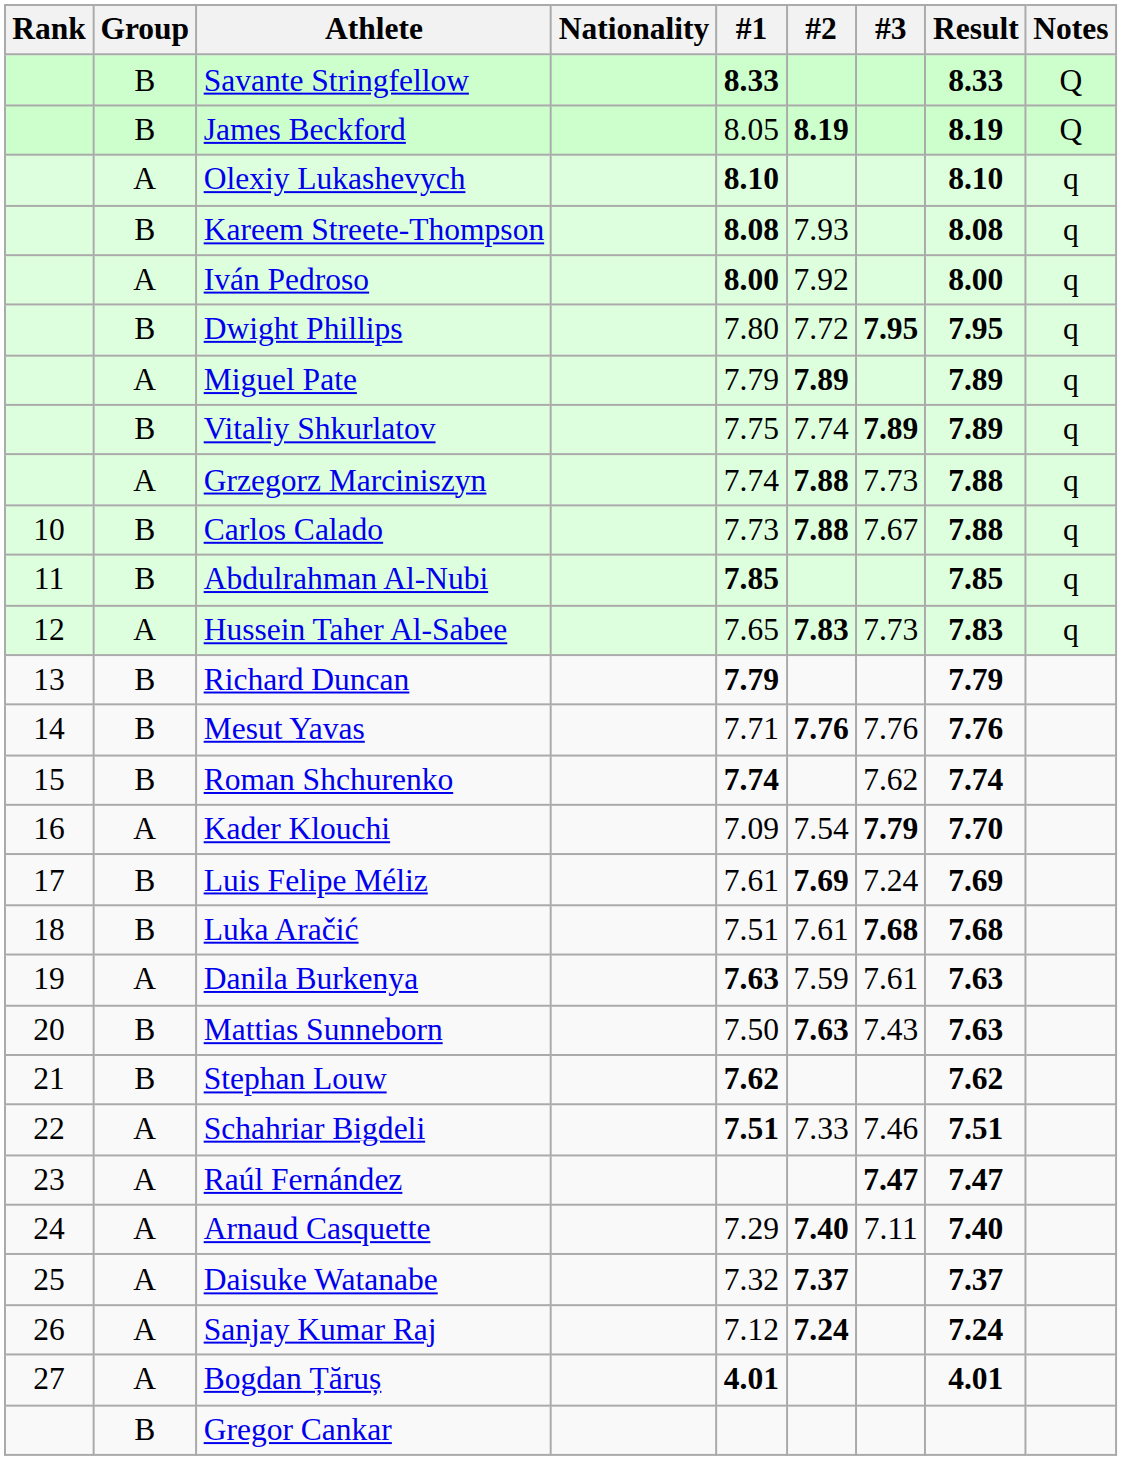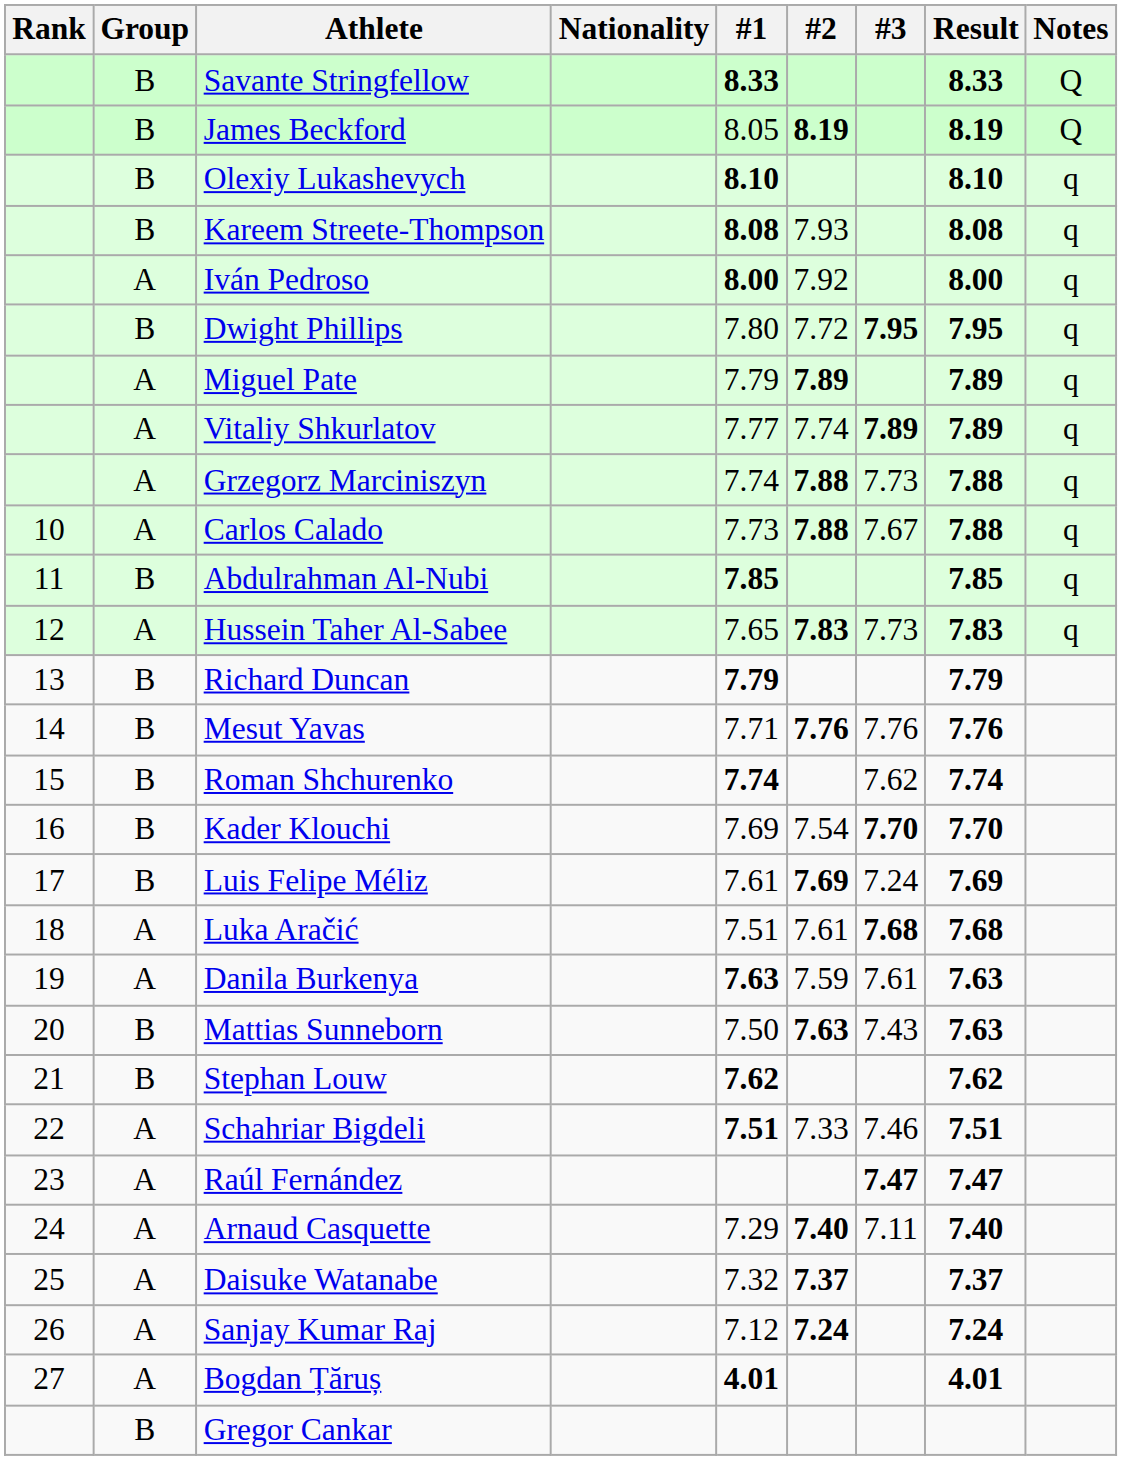(145, 179) A -> (145, 179) B
(145, 429) B -> (145, 429) A
(751, 429) 7.75 -> (751, 429) 7.77
(145, 529) B -> (145, 529) A
(145, 829) A -> (145, 829) B
(751, 829) 7.09 -> (751, 829) 7.69
(891, 829) 7.79 -> (891, 829) 7.70
(145, 929) B -> (145, 929) A
